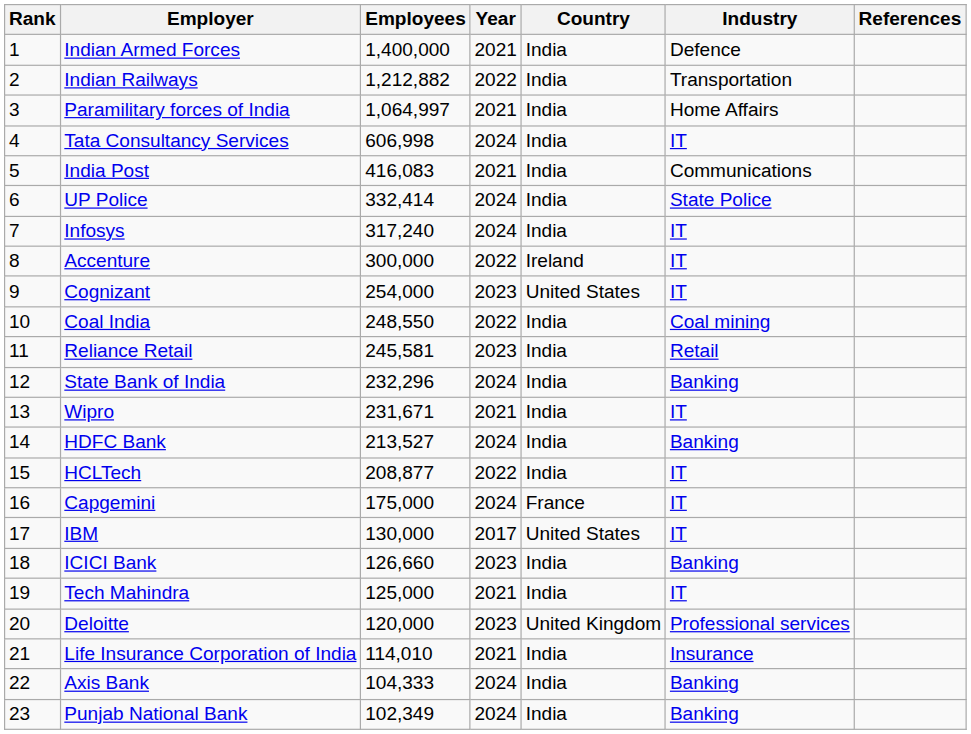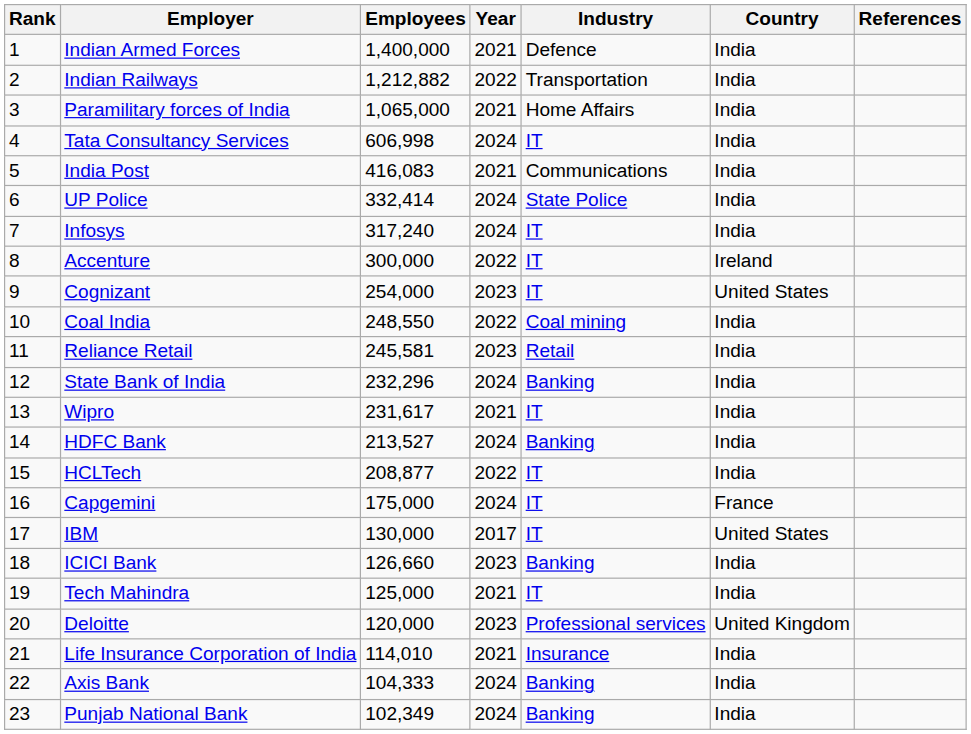columns swapped: (760, 19) <-> (593, 19)
(408, 110) 1,064,997 -> (408, 110) 1,065,000
(400, 412) 231,671 -> (400, 412) 231,617
